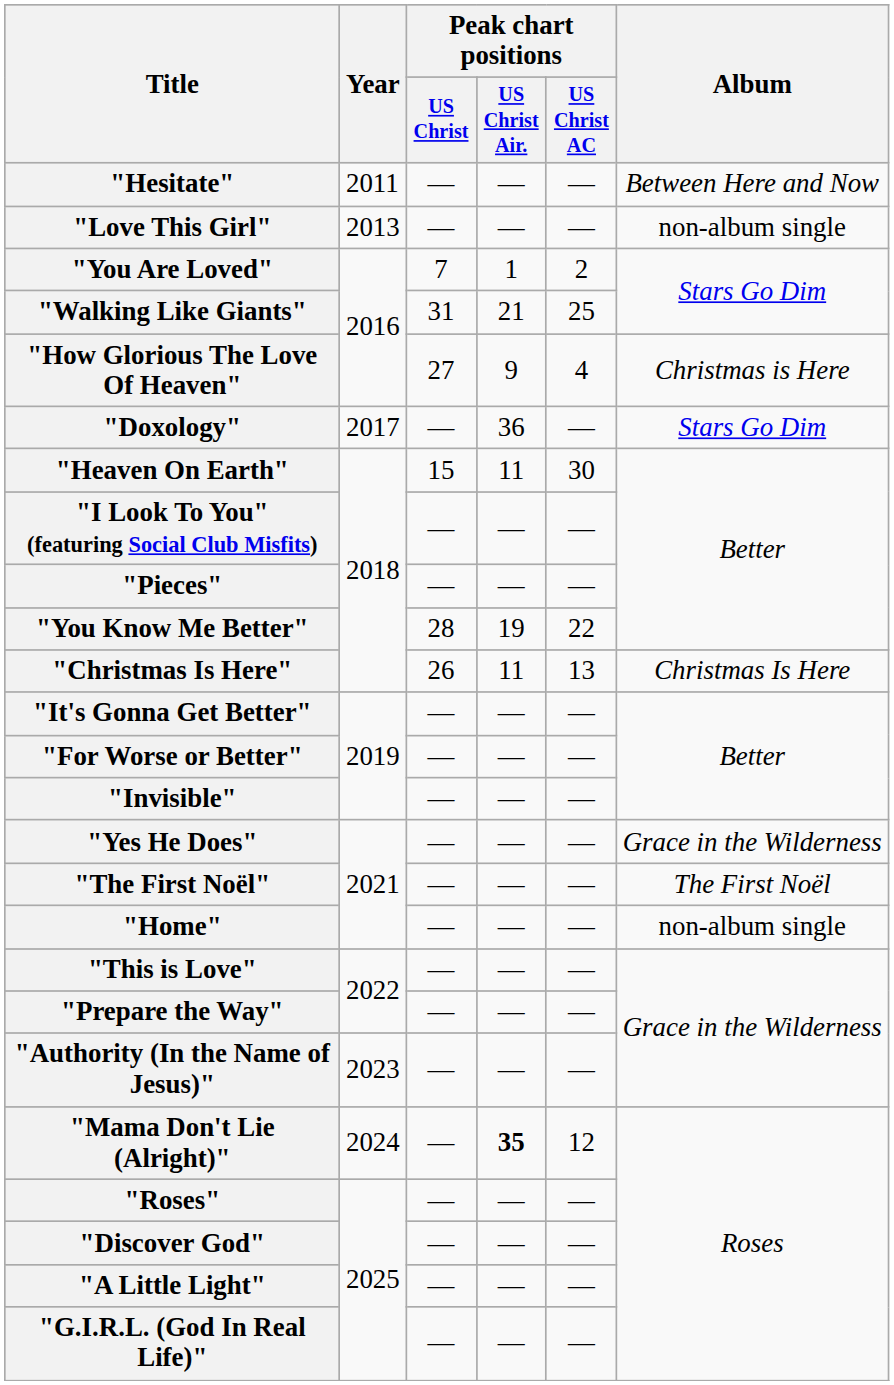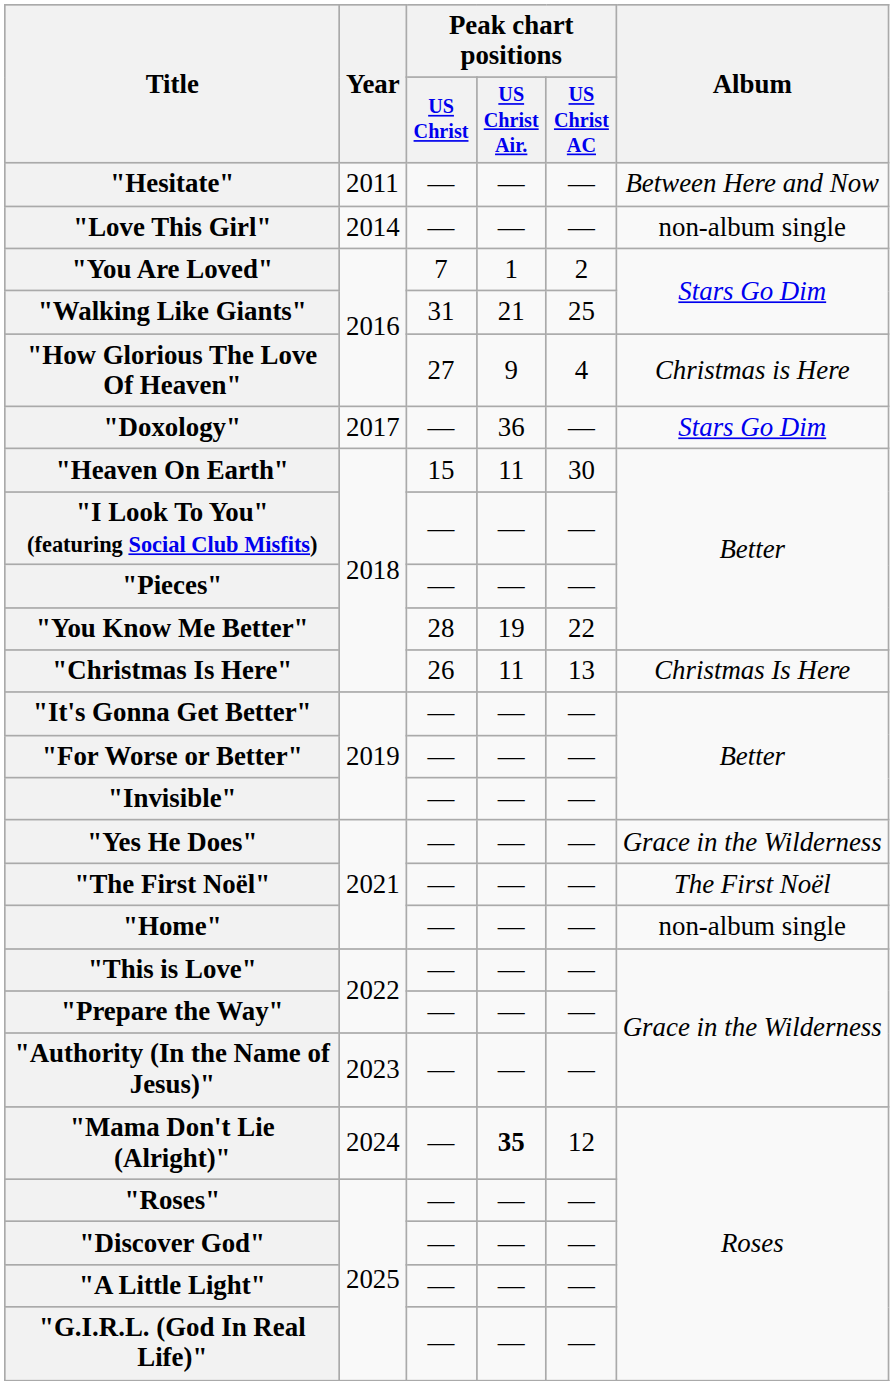(373, 226) 2013 -> (373, 226) 2014
